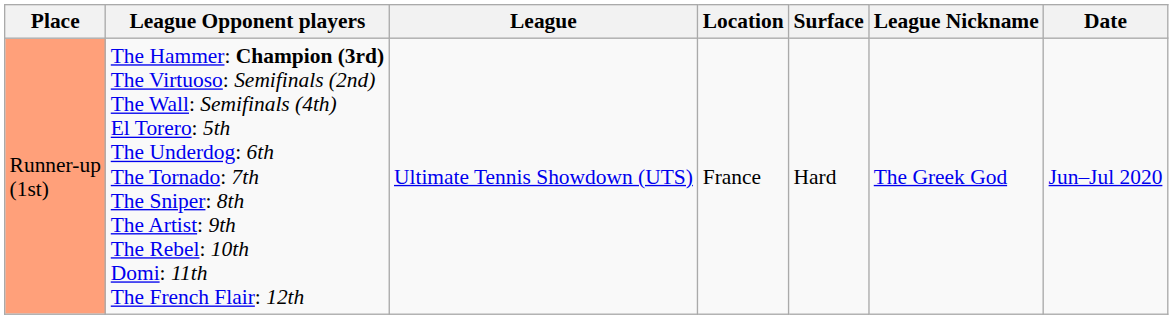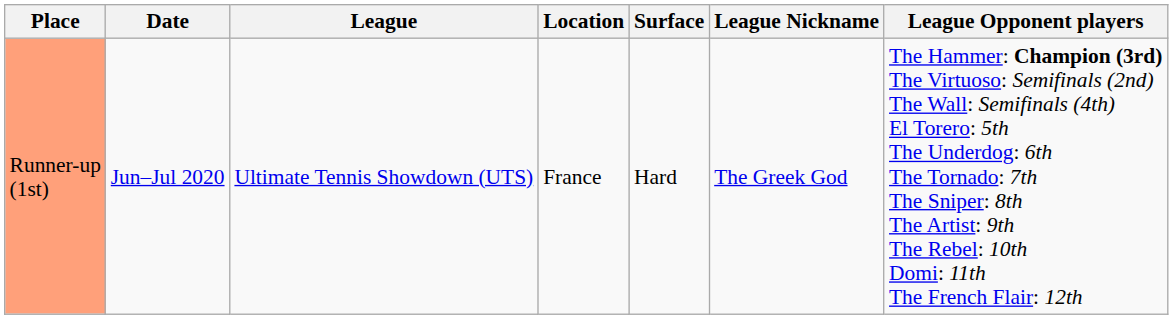columns swapped: (1105, 21) <-> (247, 21)
